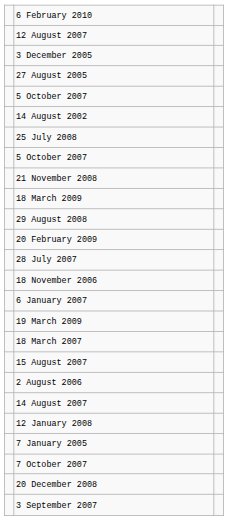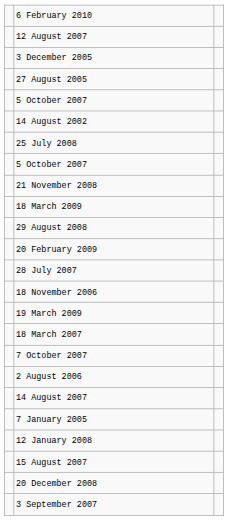- row: (9, 301)
rows swapped: (9, 362) <-> (9, 464)
rows swapped: (9, 444) <-> (9, 423)
